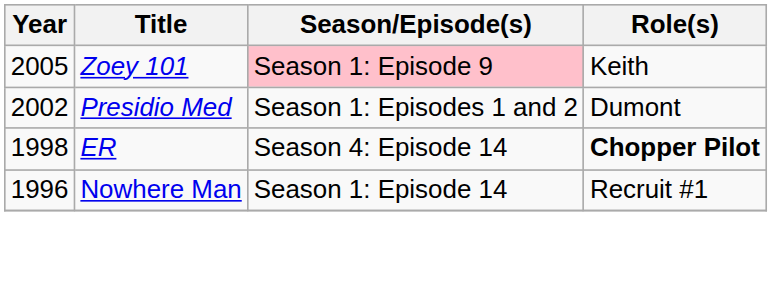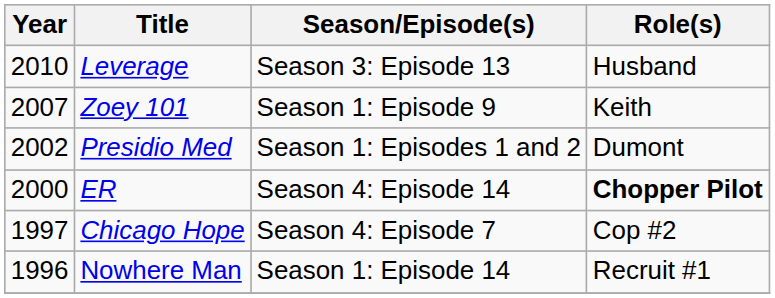+ row: (134, 66)
(40, 66) 2005 -> (40, 107) 2007
(373, 66) pink background -> (376, 107) no background
(40, 148) 1998 -> (40, 189) 2000
+ row: (163, 230)
